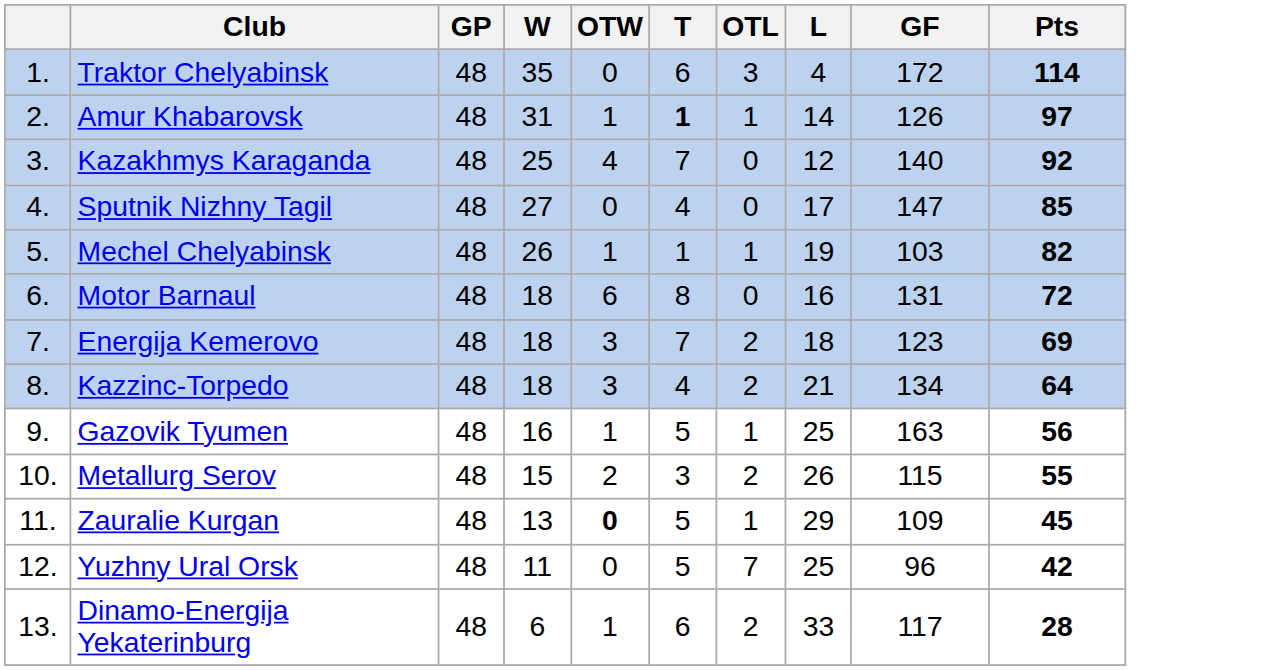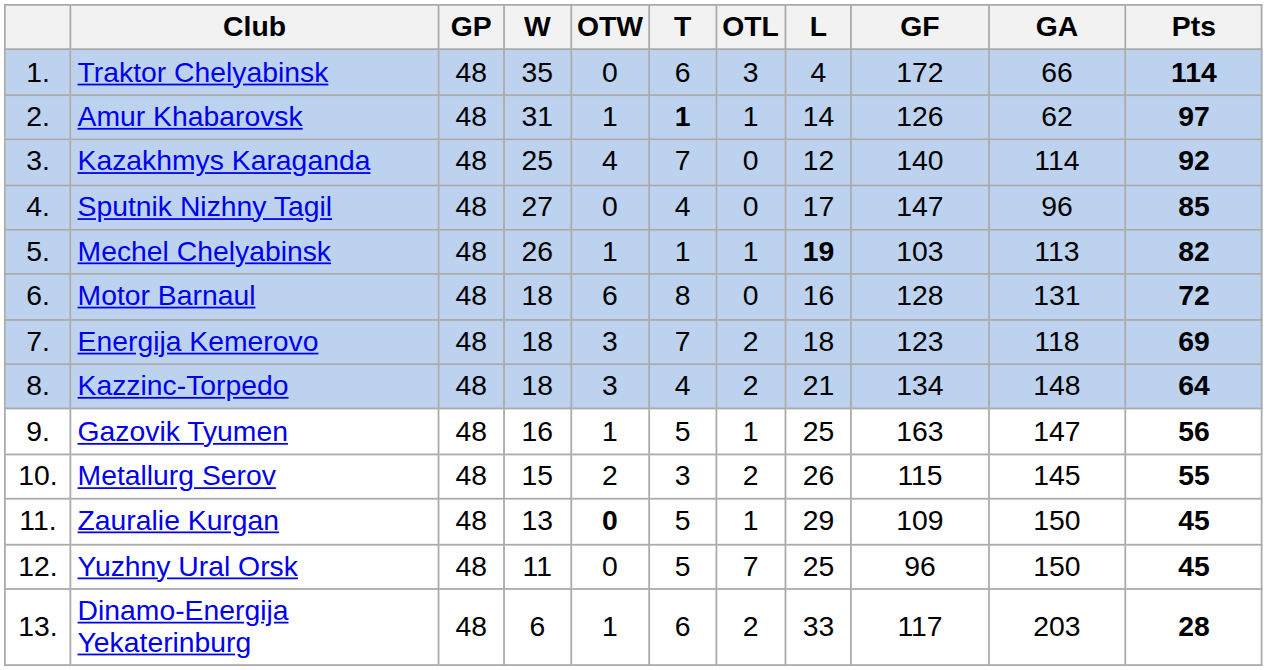+ column: (1057, 26)
(818, 251) normal -> (818, 251) bold
(920, 296) 131 -> (920, 296) 128
(1057, 565) 42 -> (1194, 565) 45
